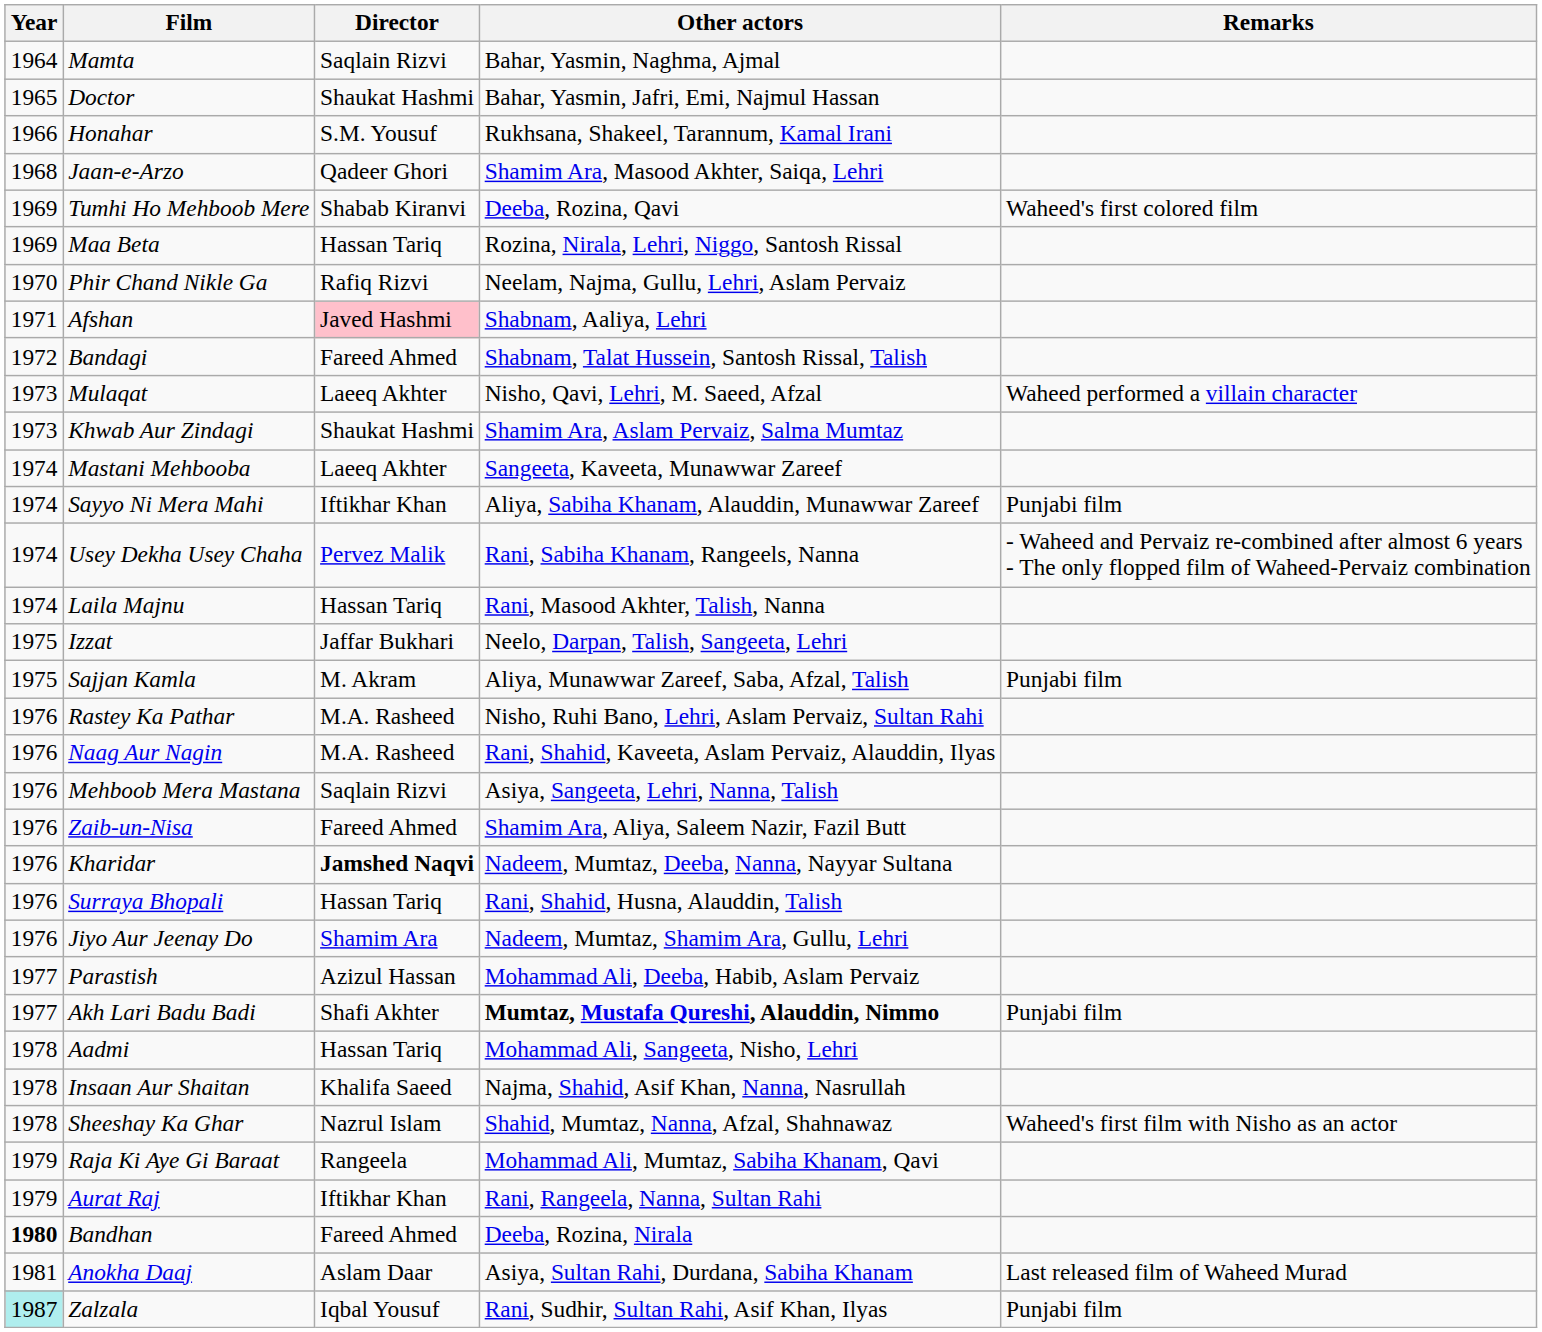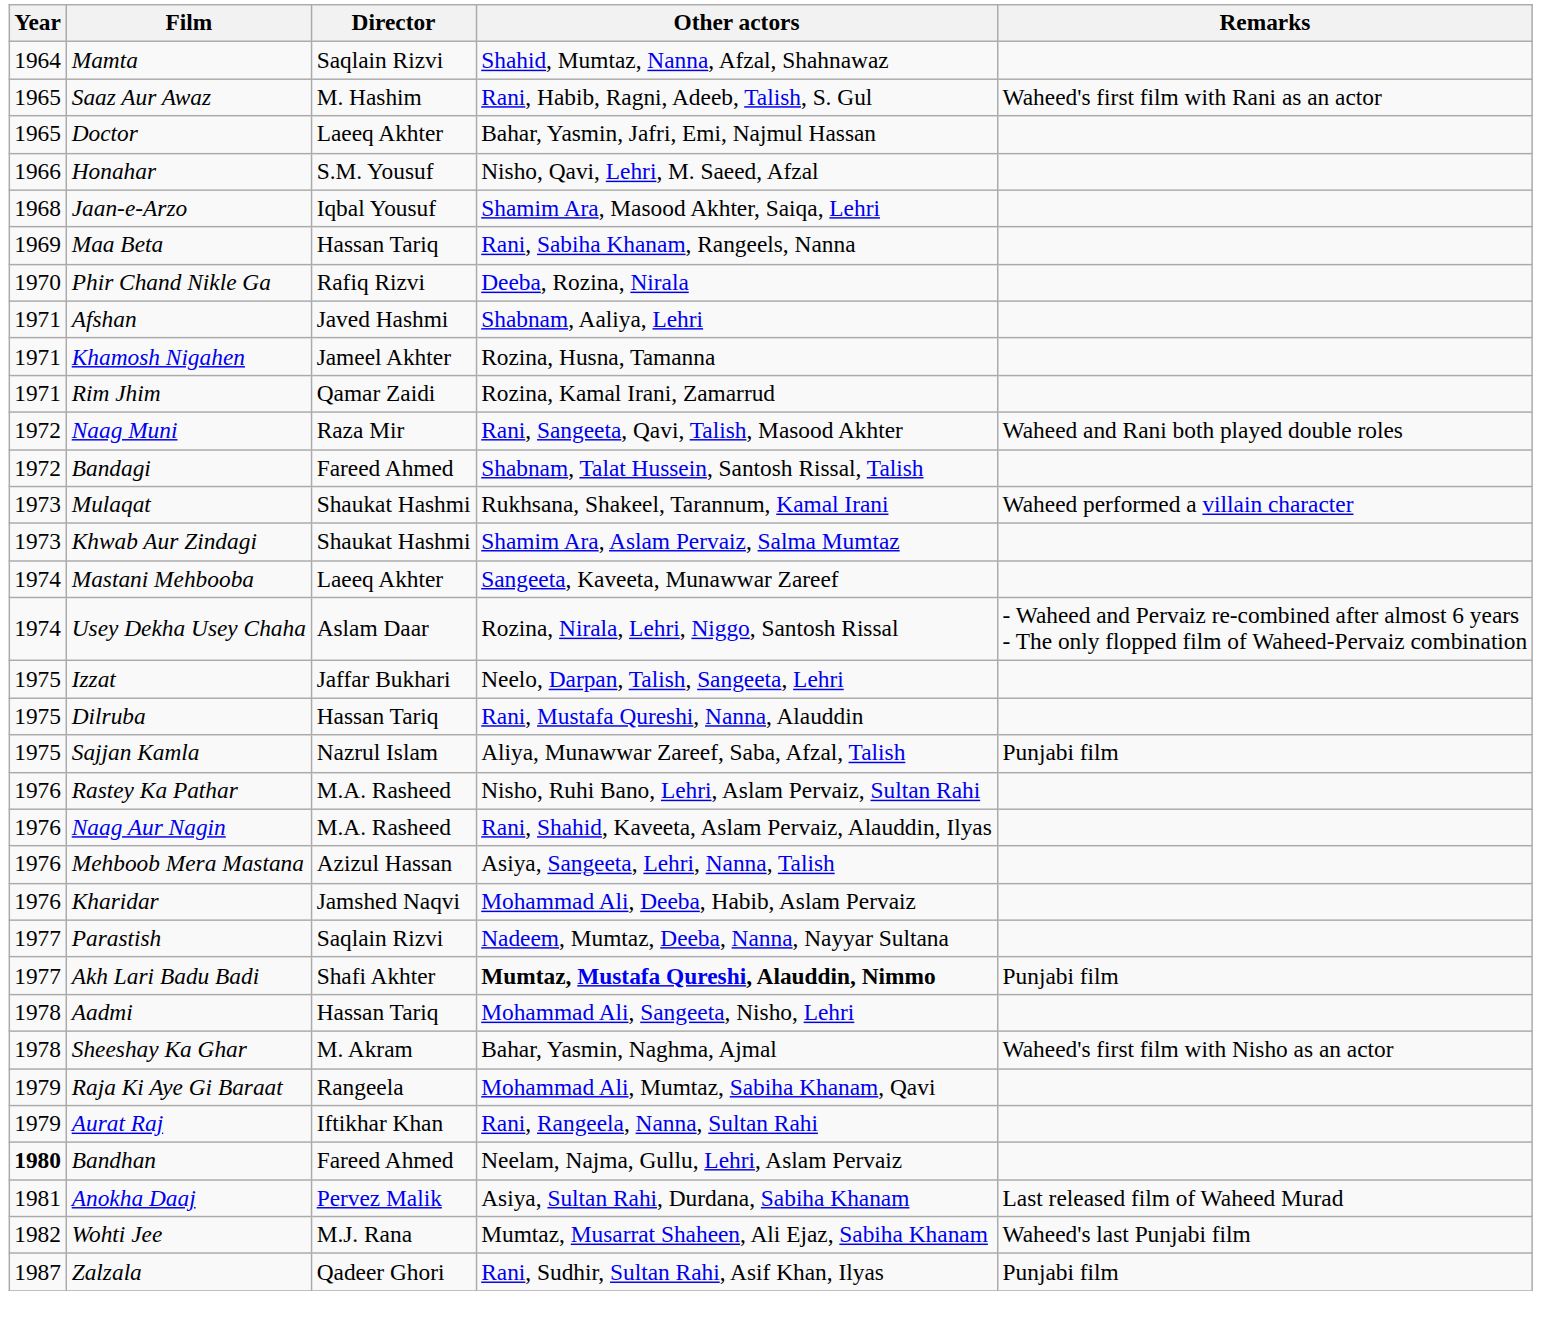(632, 60) Bahar, Yasmin, Naghma, Ajmal -> (685, 60) Shahid, Mumtaz, Nanna, Afzal, Shahnawaz
+ row: (141, 97)
(397, 97) Shaukat Hashmi -> (380, 134) Laeeq Akhter
(688, 134) Rukhsana, Shakeel, Tarannum, Kamal Irani -> (650, 171) Nisho, Qavi, Lehri, M. Saeed, Afzal
(384, 171) Qadeer Ghori -> (376, 208) Iqbal Yousuf
- row: (189, 208)
(693, 245) Rozina, Nirala, Lehri, Niggo, Santosh Rissal -> (668, 245) Rani, Sabiha Khanam, Rangeels, Nanna
(695, 282) Neelam, Najma, Gullu, Lehri, Aslam Pervaiz -> (585, 282) Deeba, Rozina, Nirala
(386, 319) pink background -> (383, 319) no background
+ row: (158, 356)
+ row: (116, 393)
+ row: (125, 430)
(383, 393) Laeeq Akhter -> (394, 504) Shaukat Hashmi
(653, 393) Nisho, Qavi, Lehri, M. Saeed, Afzal -> (685, 504) Rukhsana, Shakeel, Tarannum, Kamal Irani
- row: (166, 504)
(383, 554) Pervez Malik -> (373, 628) Aslam Daar
(672, 554) Rani, Sabiha Khanam, Rangeels, Nanna -> (690, 628) Rozina, Nirala, Lehri, Niggo, Santosh Rissal
- row: (126, 605)
+ row: (109, 716)
(368, 679) M. Akram -> (377, 753) Nazrul Islam
(383, 790) Saqlain Rizvi -> (384, 864) Azizul Hassan
- row: (130, 827)
(397, 864) bold -> (388, 901) normal
(719, 864) Nadeem, Mumtaz, Deeba, Nanna, Nayyar Sultana -> (699, 901) Mohammad Ali, Deeba, Habib, Aslam Pervaiz
- row: (146, 901)
- row: (160, 938)
(388, 975) Azizul Hassan -> (380, 938) Saqlain Rizvi
(702, 975) Mohammad Ali, Deeba, Habib, Aslam Pervaiz -> (715, 938) Nadeem, Mumtaz, Deeba, Nanna, Nayyar Sultana
- row: (159, 1086)
(381, 1123) Nazrul Islam -> (365, 1049) M. Akram
(688, 1123) Shahid, Mumtaz, Nanna, Afzal, Shahnawaz -> (629, 1049) Bahar, Yasmin, Naghma, Ajmal
(588, 1234) Deeba, Rozina, Nirala -> (692, 1160) Neelam, Najma, Gullu, Lehri, Aslam Pervaiz
(376, 1271) Aslam Daar -> (379, 1197) Pervez Malik
+ row: (117, 1234)
(34, 1308) paleturquoise background -> (38, 1271) no background
(380, 1308) Iqbal Yousuf -> (381, 1271) Qadeer Ghori
